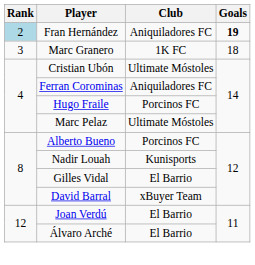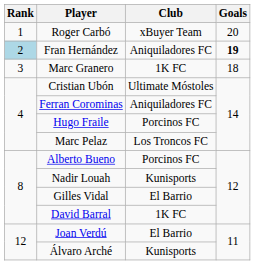+ row: (81, 31)
(171, 123) Ultimate Móstoles -> (171, 141) Los Troncos FC
(171, 196) xBuyer Team -> (171, 214) 1K FC
(171, 232) El Barrio -> (171, 251) Kunisports
